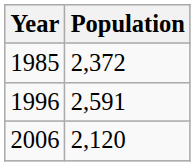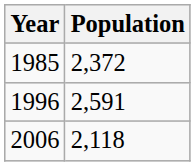(98, 140) 2,120 -> (98, 140) 2,118
